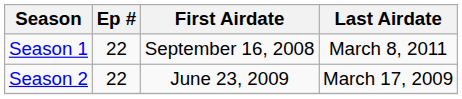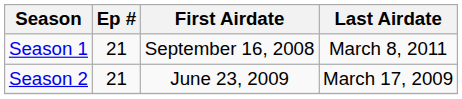(116, 49) 22 -> (116, 49) 21
(116, 78) 22 -> (116, 78) 21
